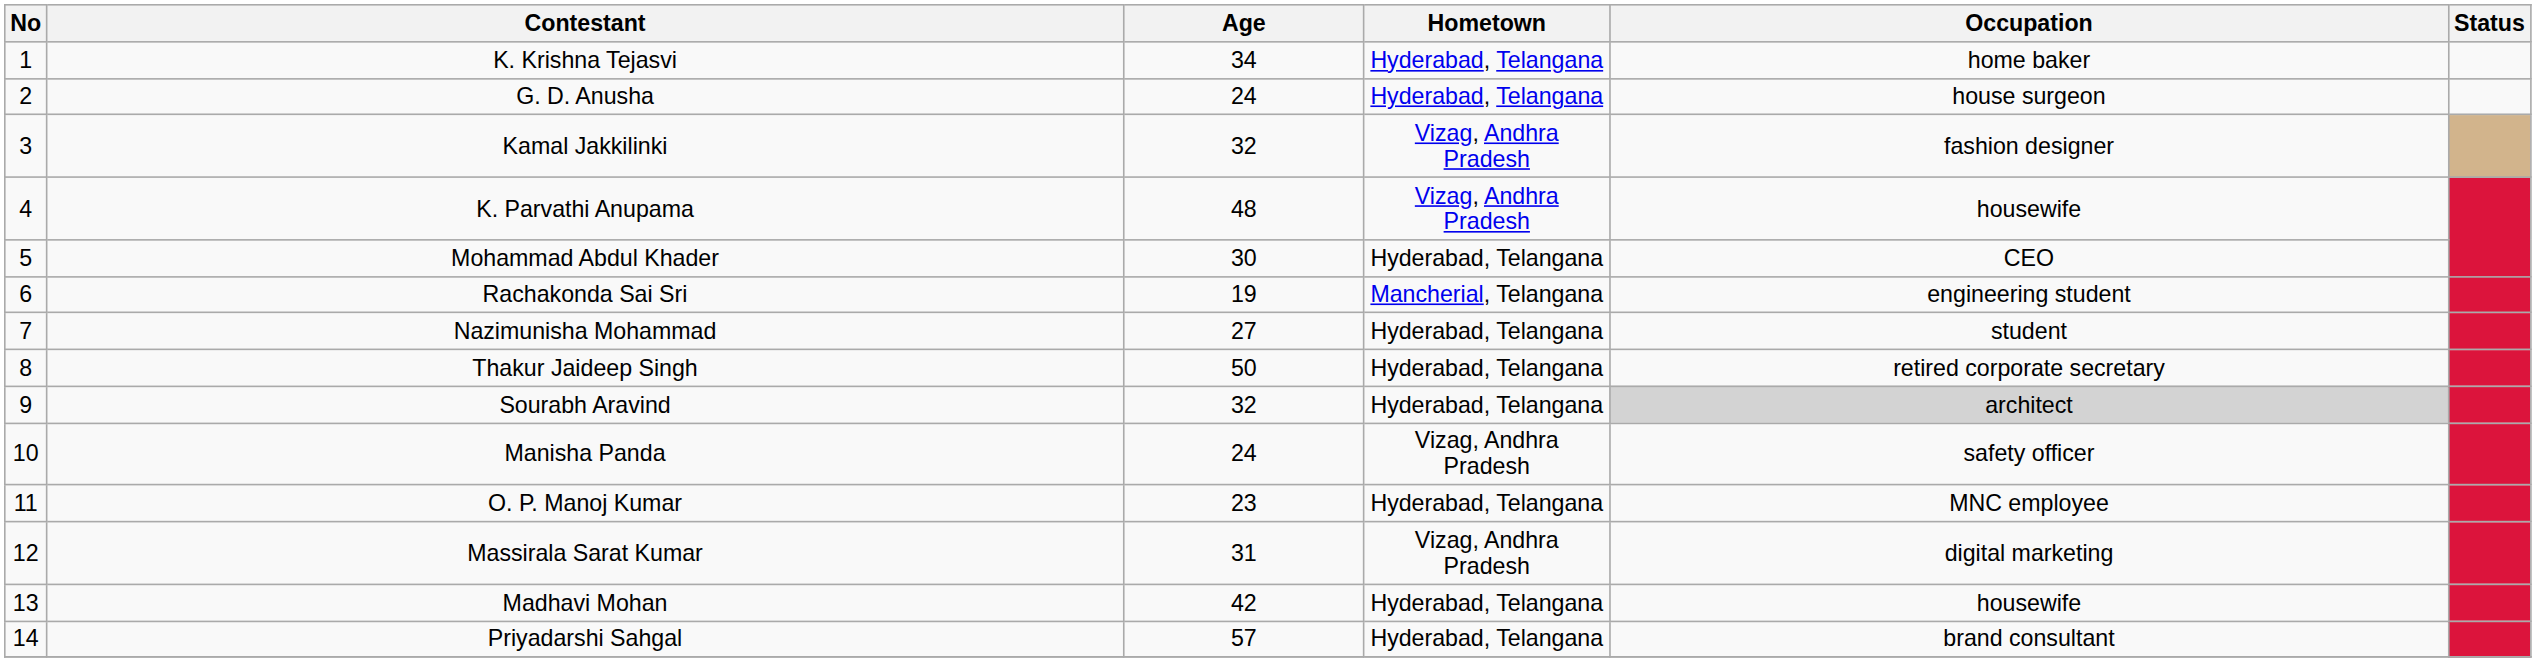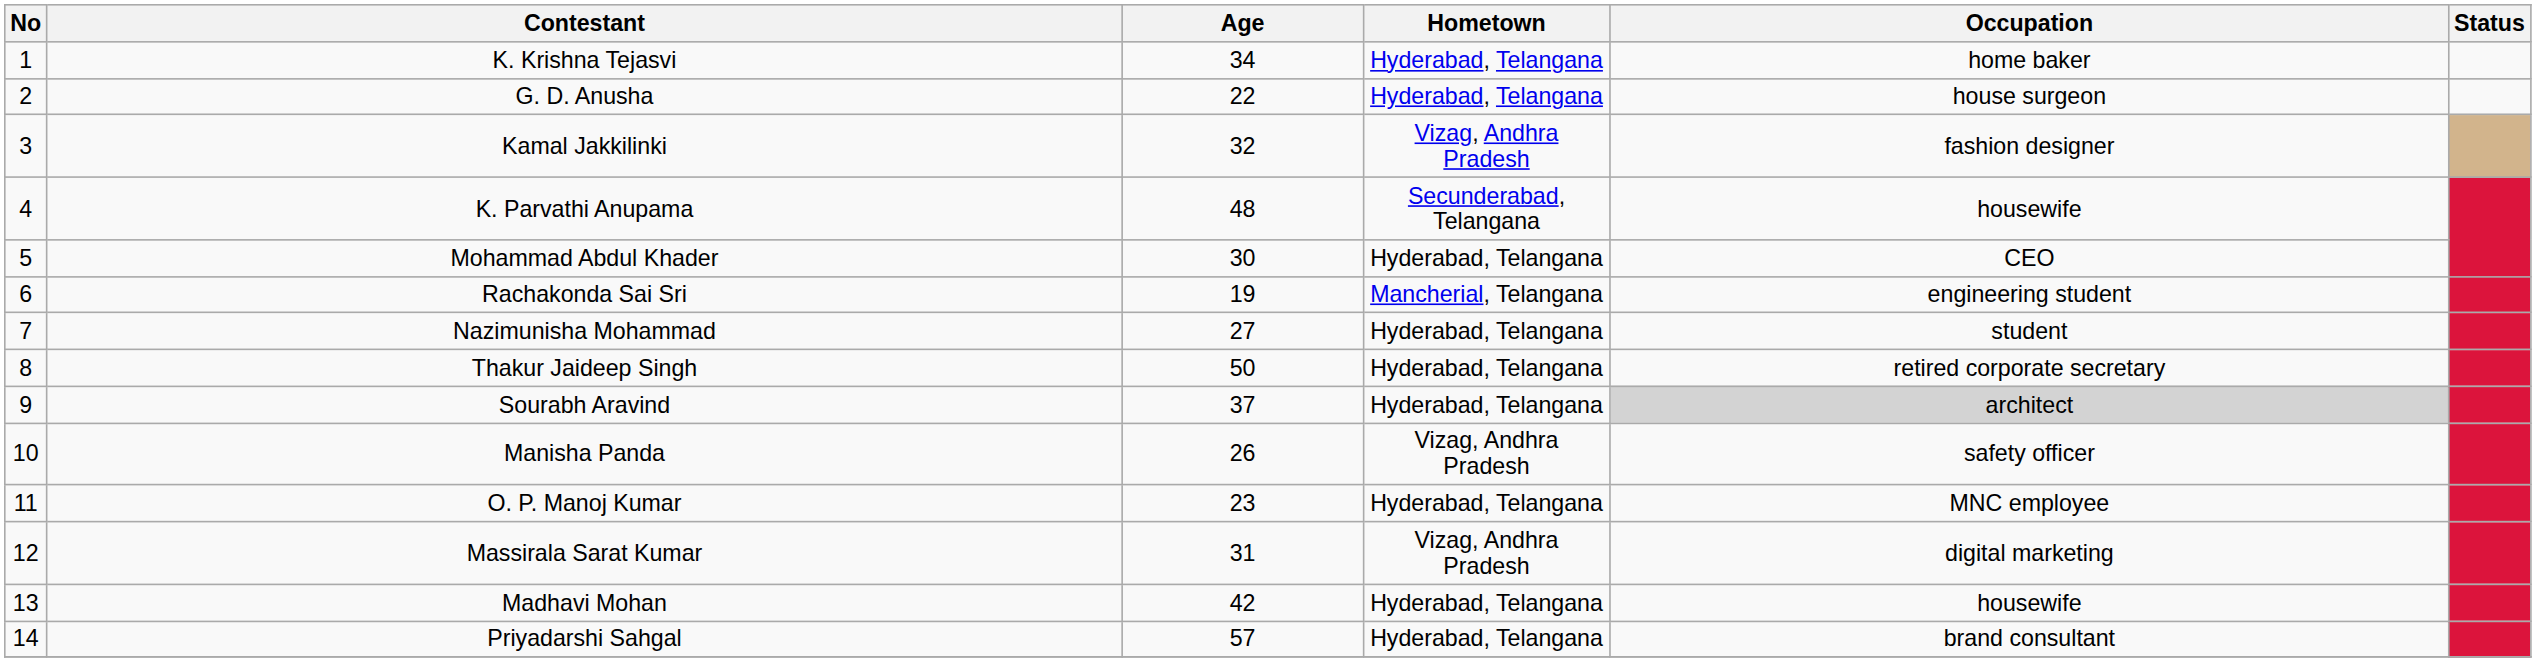(1244, 97) 24 -> (1243, 97) 22
(1487, 209) Vizag, Andhra Pradesh -> (1487, 209) Secunderabad, Telangana
(1244, 405) 32 -> (1243, 405) 37
(1244, 454) 24 -> (1243, 454) 26
